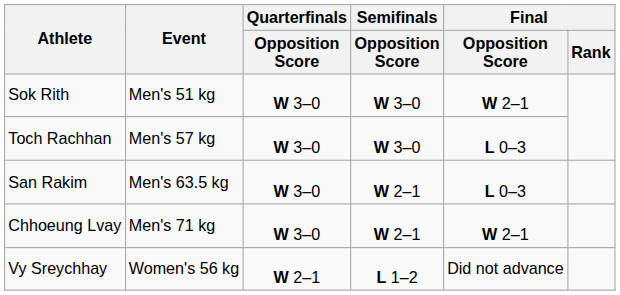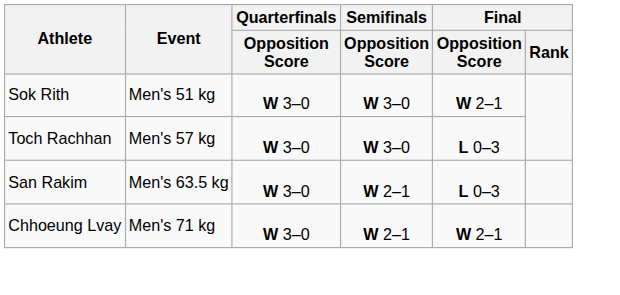- row: (58, 269)
